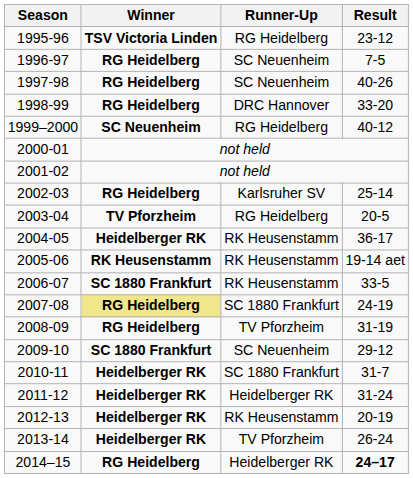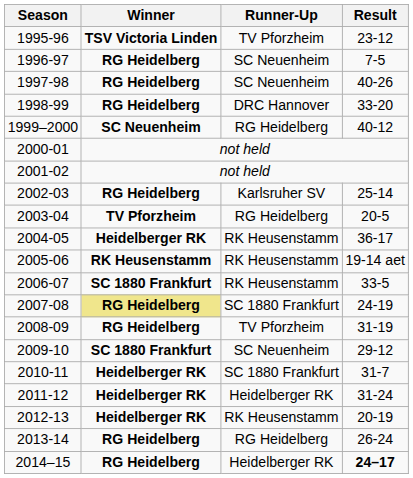(281, 37) RG Heidelberg -> (281, 37) TV Pforzheim
(151, 439) Heidelberger RK -> (151, 439) RG Heidelberg
(281, 439) TV Pforzheim -> (281, 439) RG Heidelberg
